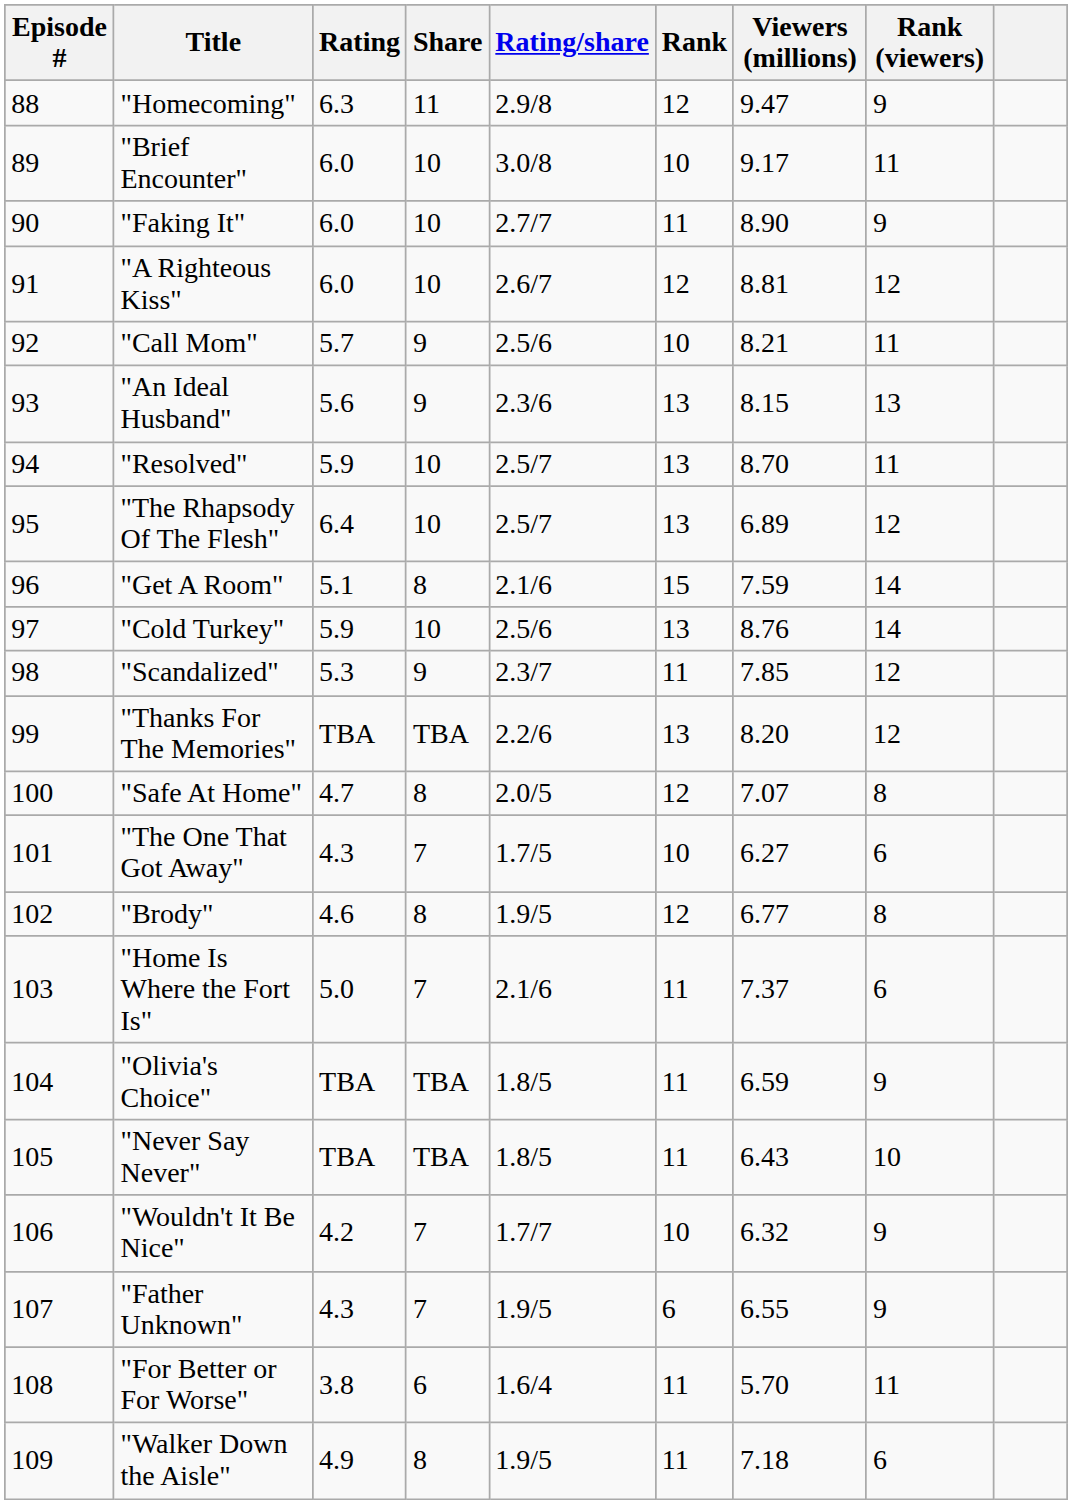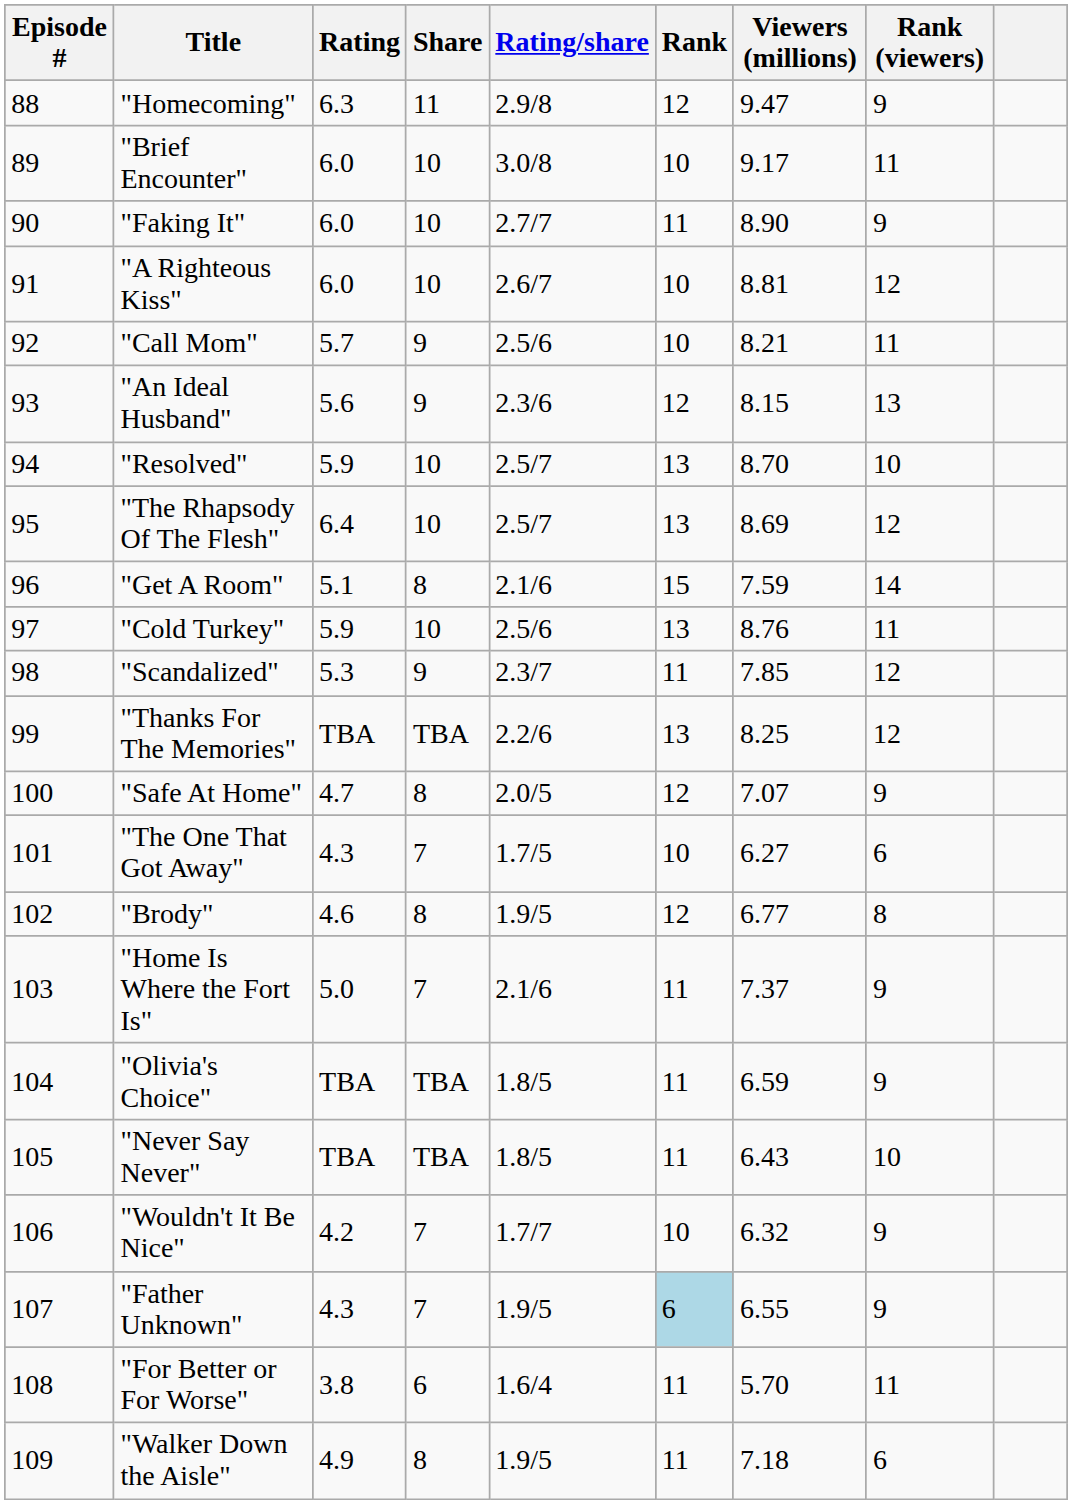(676, 283) 12 -> (676, 283) 10
(676, 403) 13 -> (676, 403) 12
(886, 463) 11 -> (887, 463) 10
(765, 523) 6.89 -> (765, 523) 8.69
(887, 628) 14 -> (886, 628) 11
(765, 732) 8.20 -> (765, 732) 8.25
(880, 792) 8 -> (880, 792) 9
(880, 989) 6 -> (880, 989) 9
(669, 1308) no background -> (669, 1308) lightblue background
